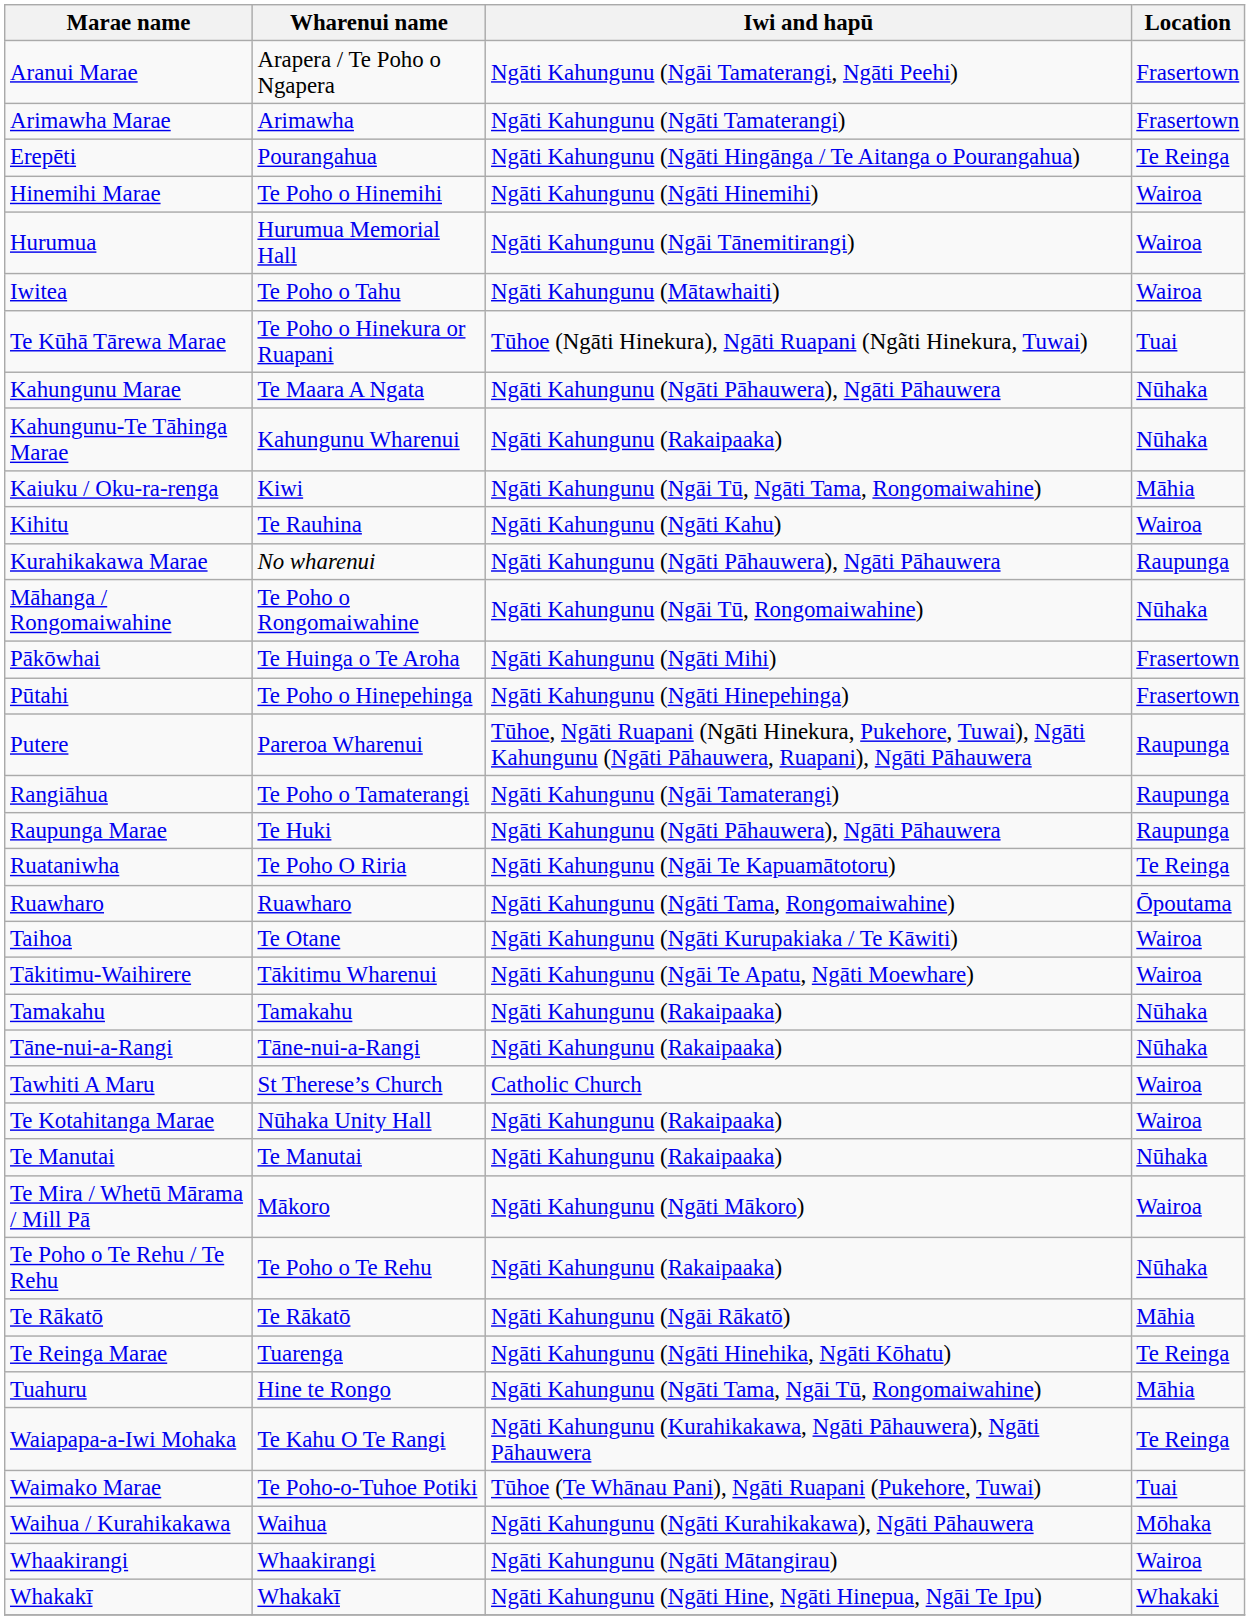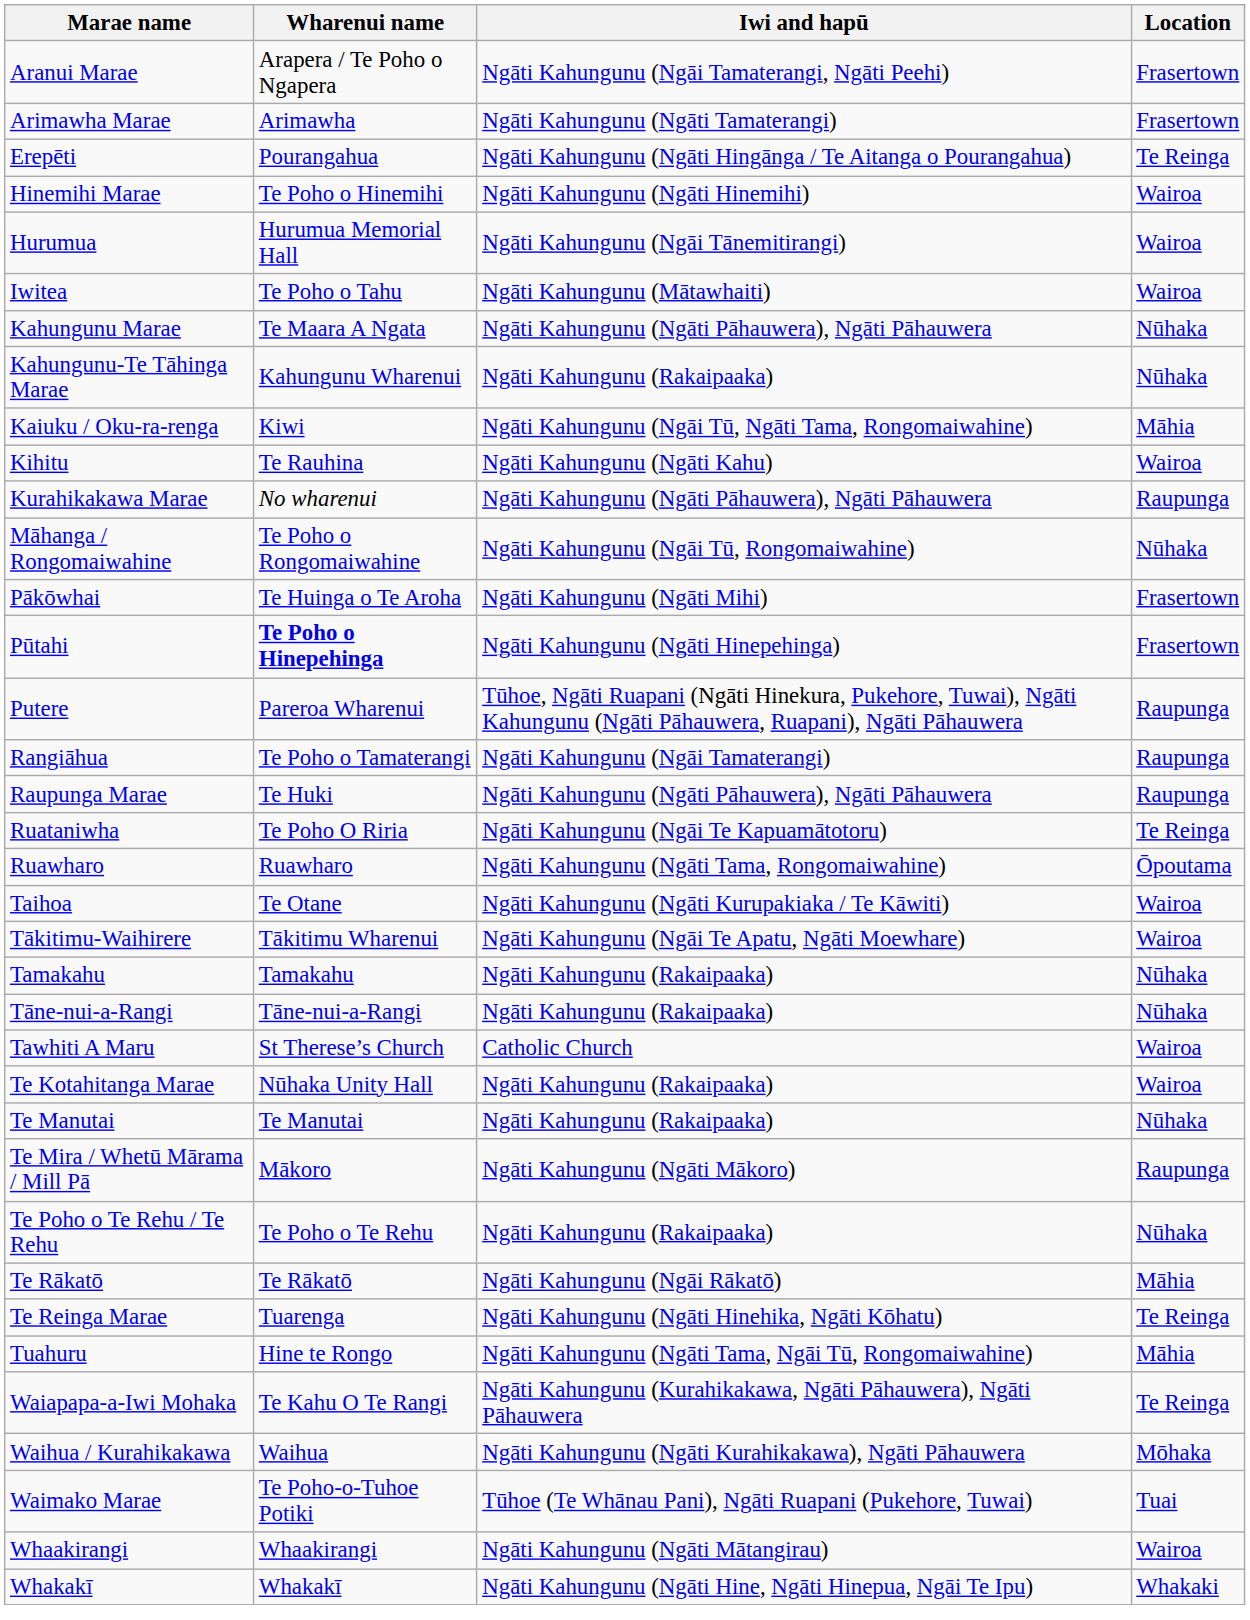- row: (118, 340)
(365, 695) normal -> (321, 646) bold
(1169, 1205) Wairoa -> (1183, 1169) Raupunga
rows swapped: (86, 1488) <-> (120, 1524)
